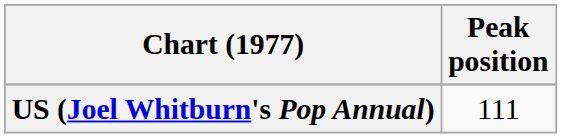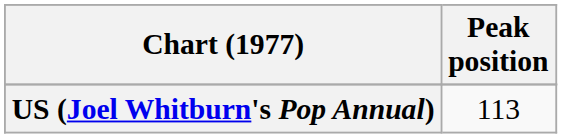(498, 108) 111 -> (498, 108) 113
